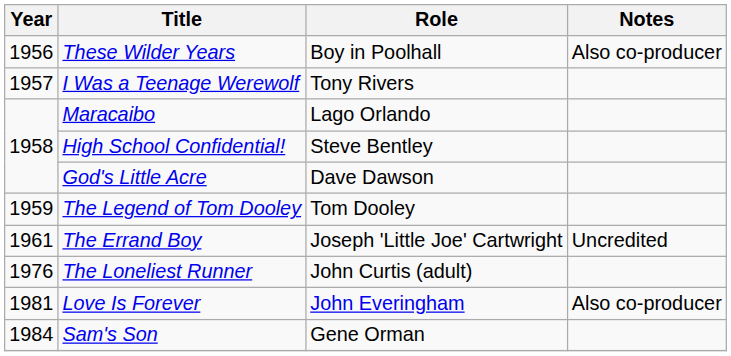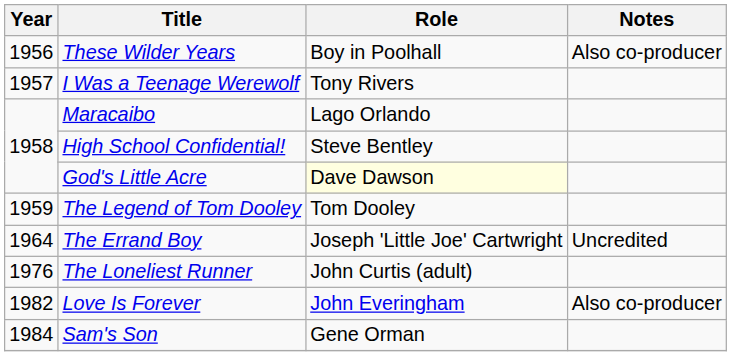(372, 177) no background -> (372, 177) lightyellow background
(31, 240) 1961 -> (31, 240) 1964
(31, 303) 1981 -> (31, 303) 1982
